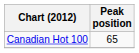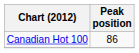(112, 39) 65 -> (112, 39) 86
